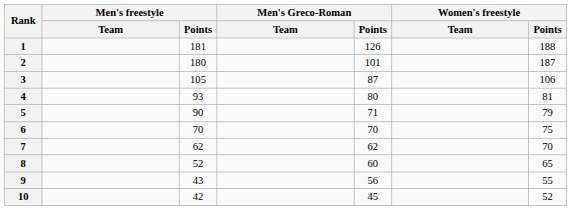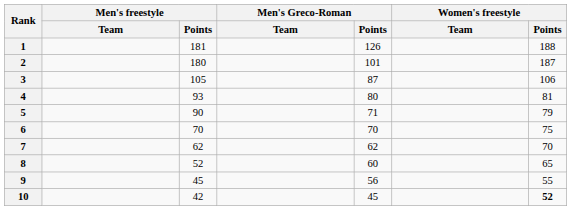(198, 180) 43 -> (198, 180) 45
(547, 197) normal -> (547, 197) bold
